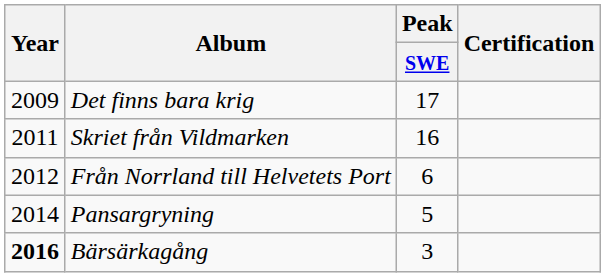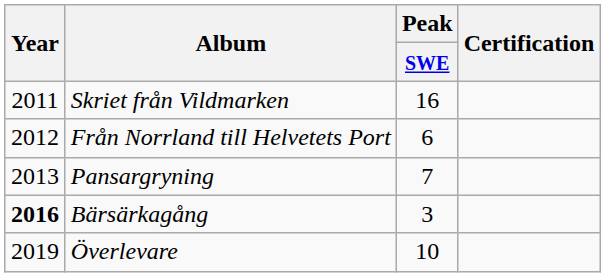- row: (163, 99)
(35, 213) 2014 -> (35, 175) 2013
(427, 213) 5 -> (427, 175) 7
+ row: (124, 251)
